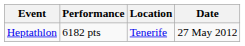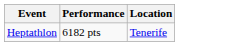- column: (207, 13)
